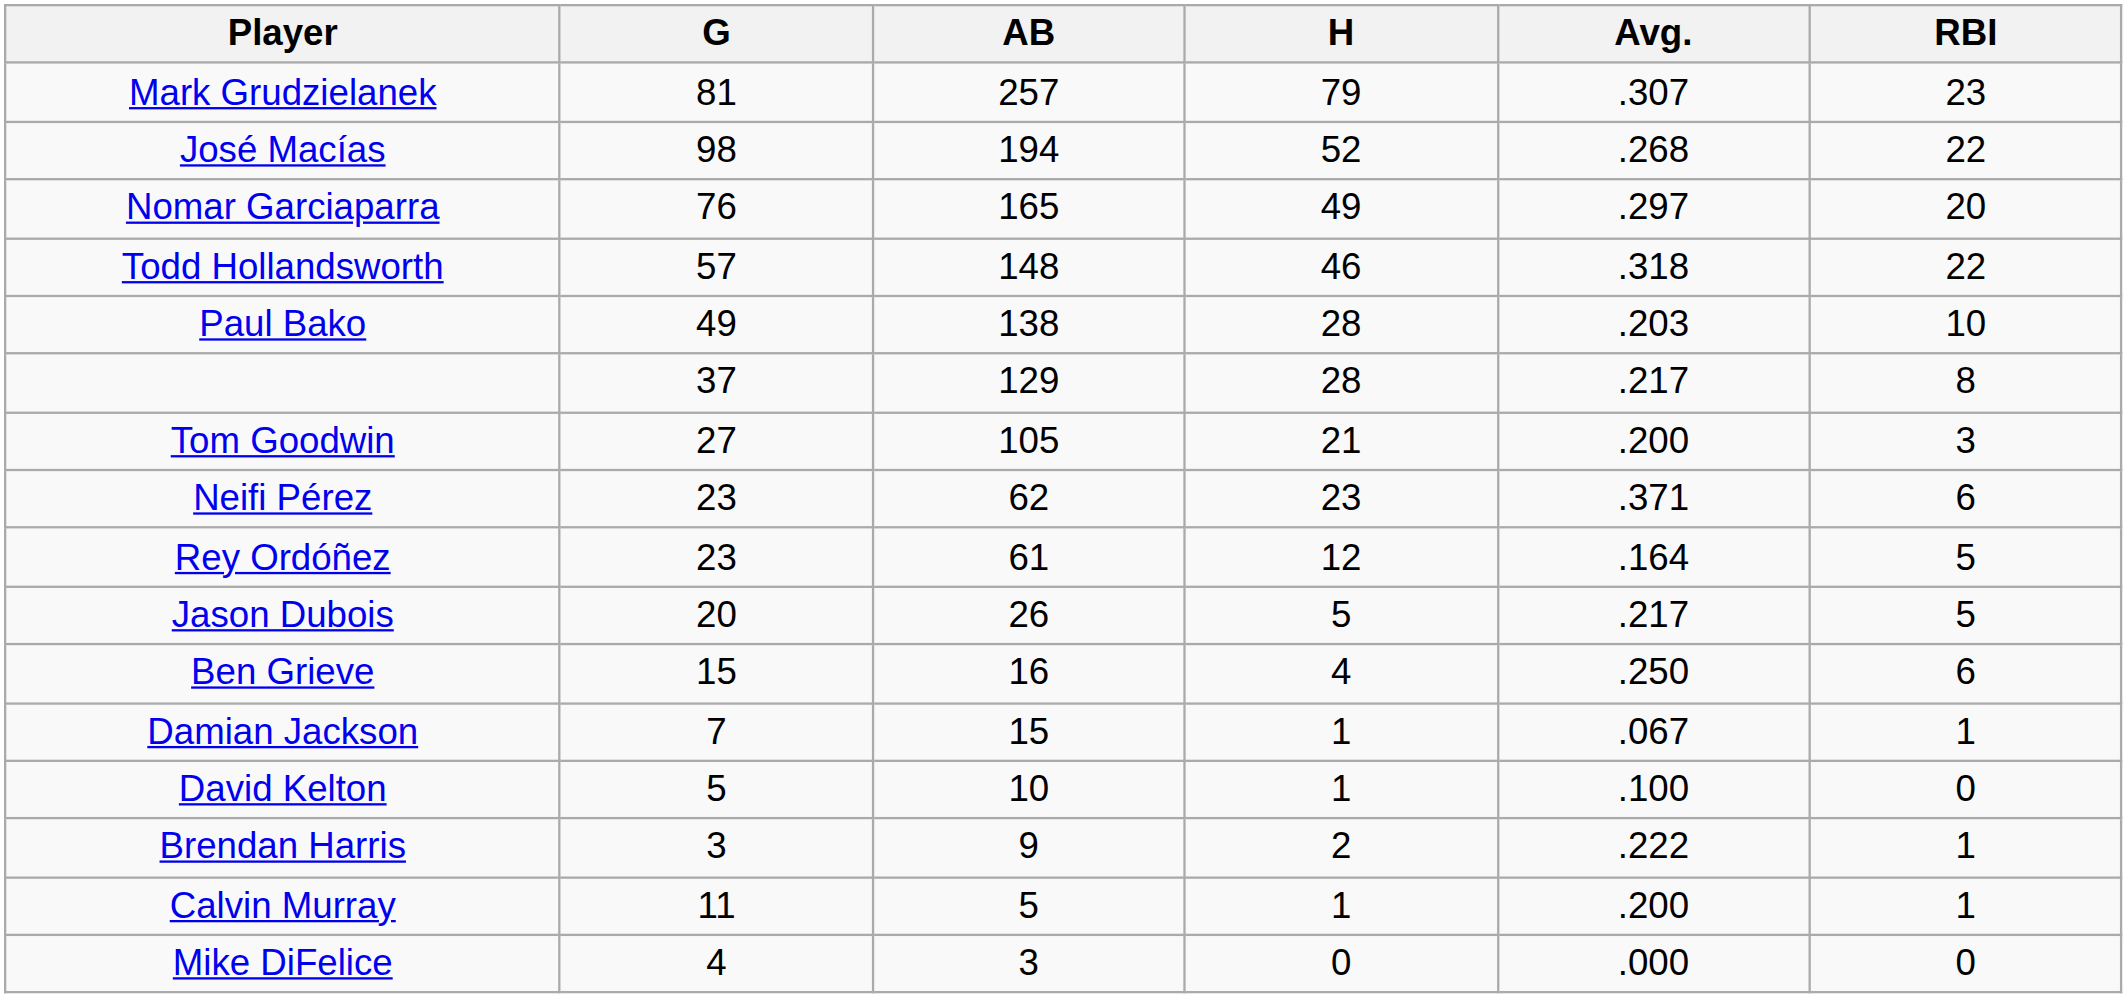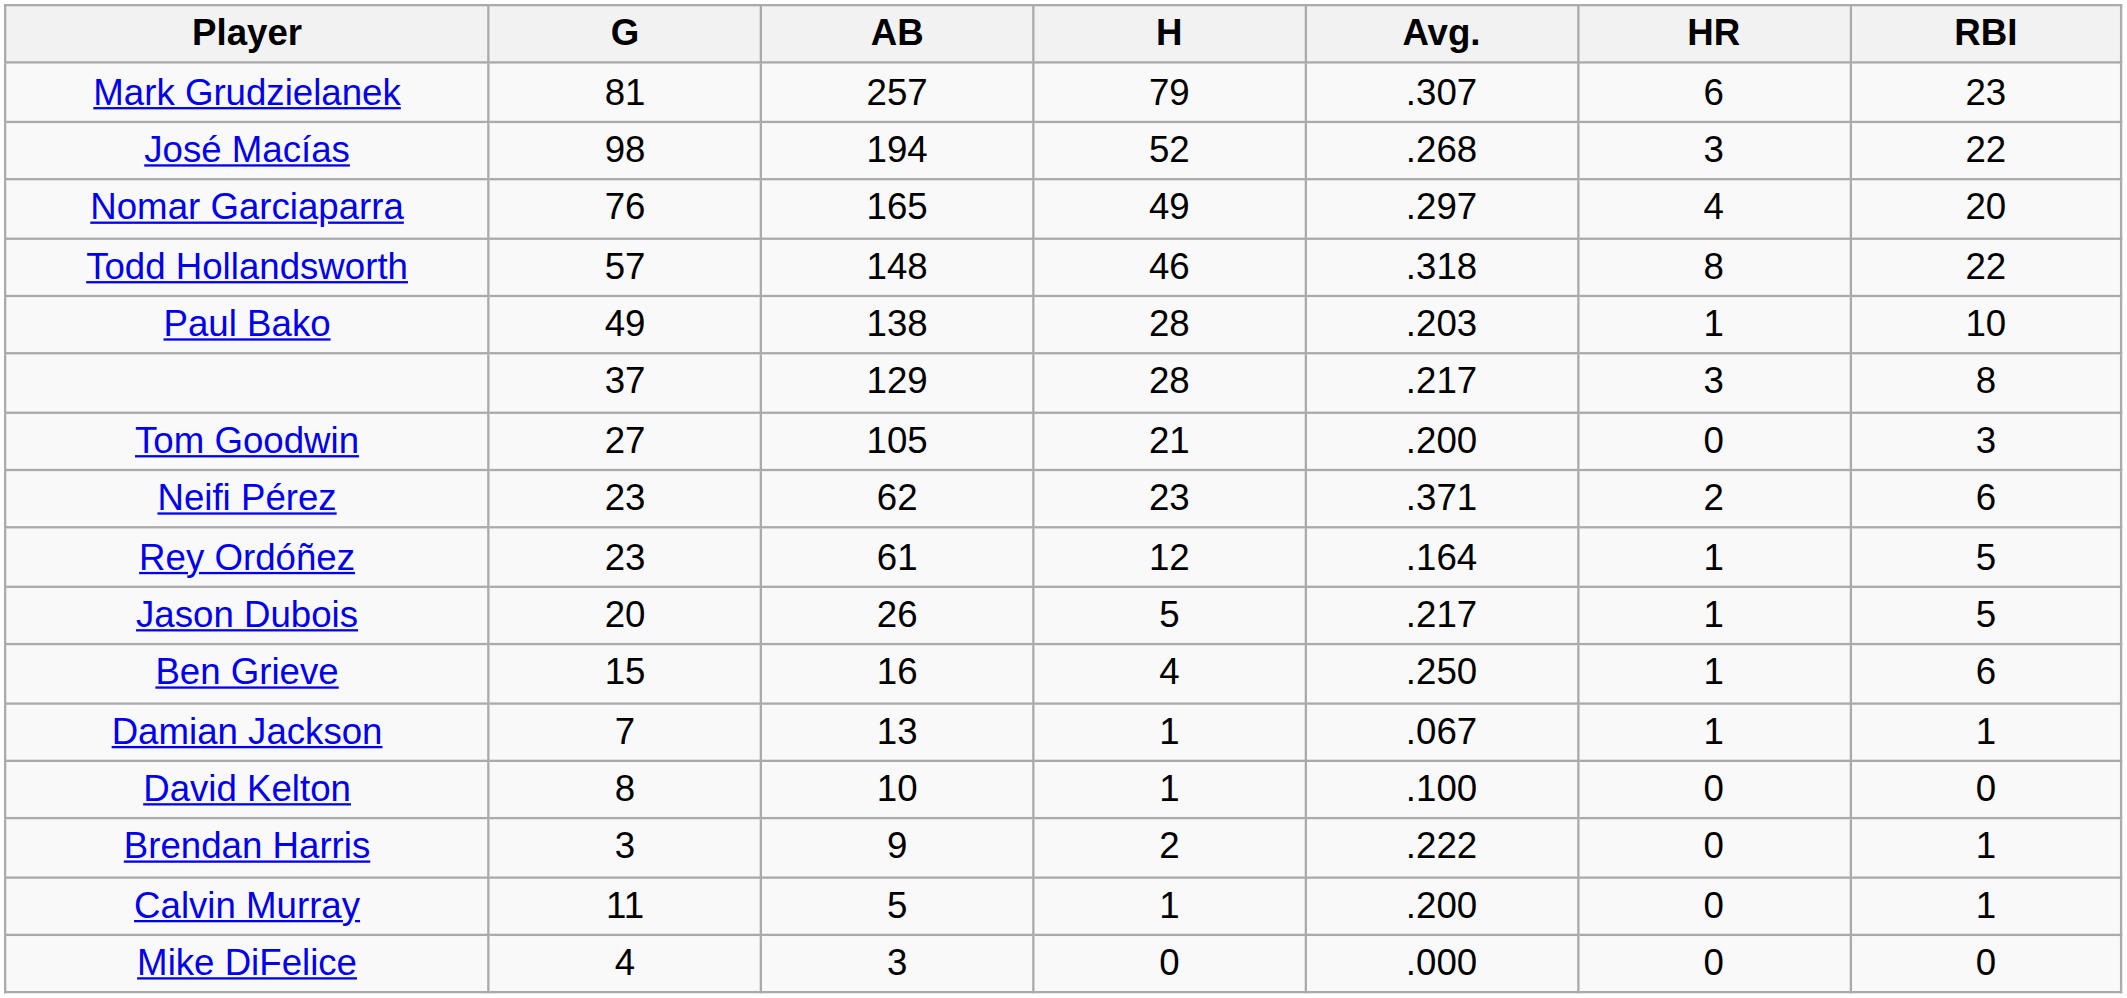+ column: (1714, 33)
(1029, 730) 15 -> (897, 730) 13
(717, 788) 5 -> (625, 788) 8
